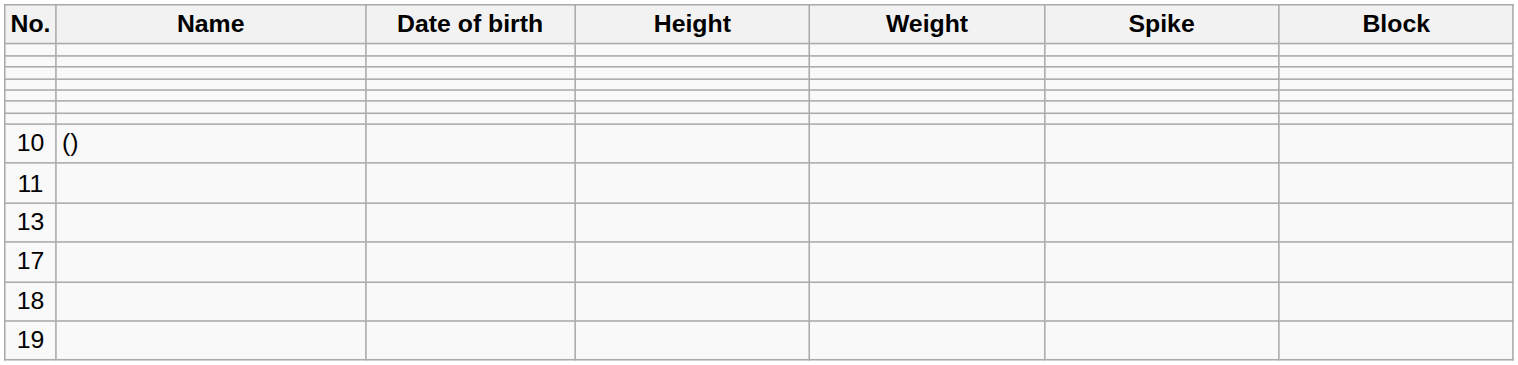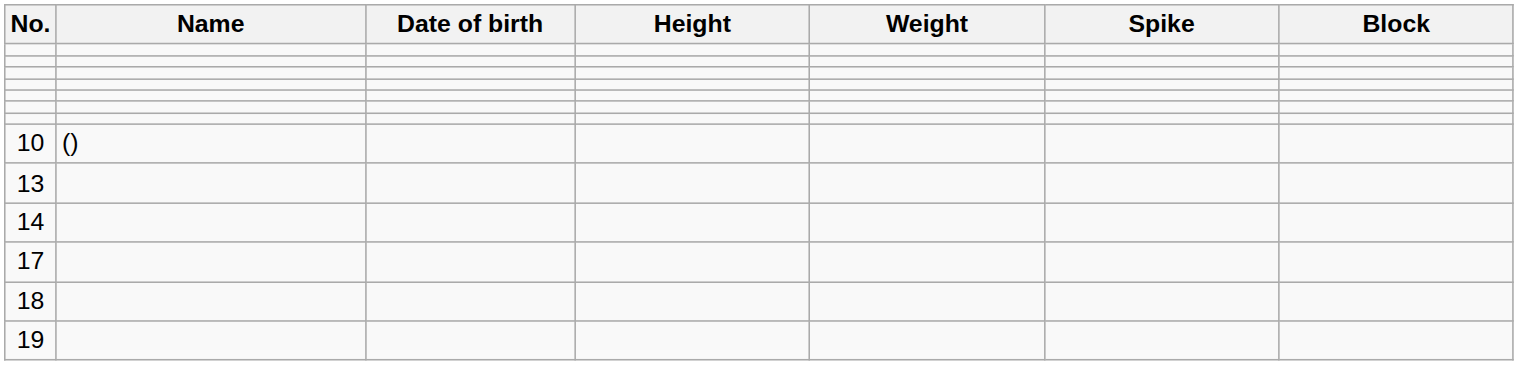- row: (30, 182)
+ row: (30, 222)
